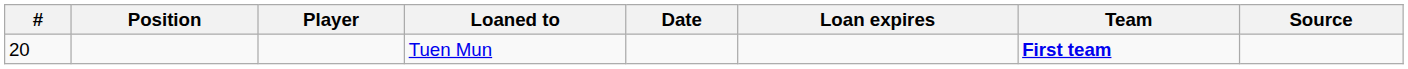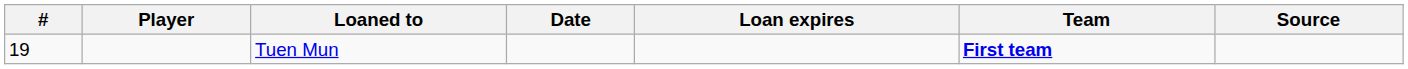- column: (165, 20)
(19, 49) 20 -> (19, 49) 19
